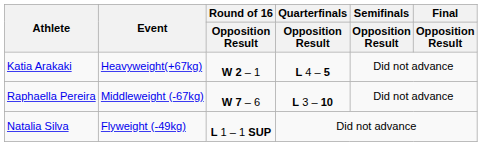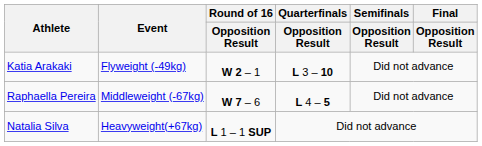(152, 67) Heavyweight(+67kg) -> (143, 67) Flyweight (-49kg)
(313, 73) L 4 – 5 -> (313, 73) L 3 – 10
(313, 103) L 3 – 10 -> (313, 103) L 4 – 5
(143, 127) Flyweight (-49kg) -> (152, 127) Heavyweight(+67kg)
